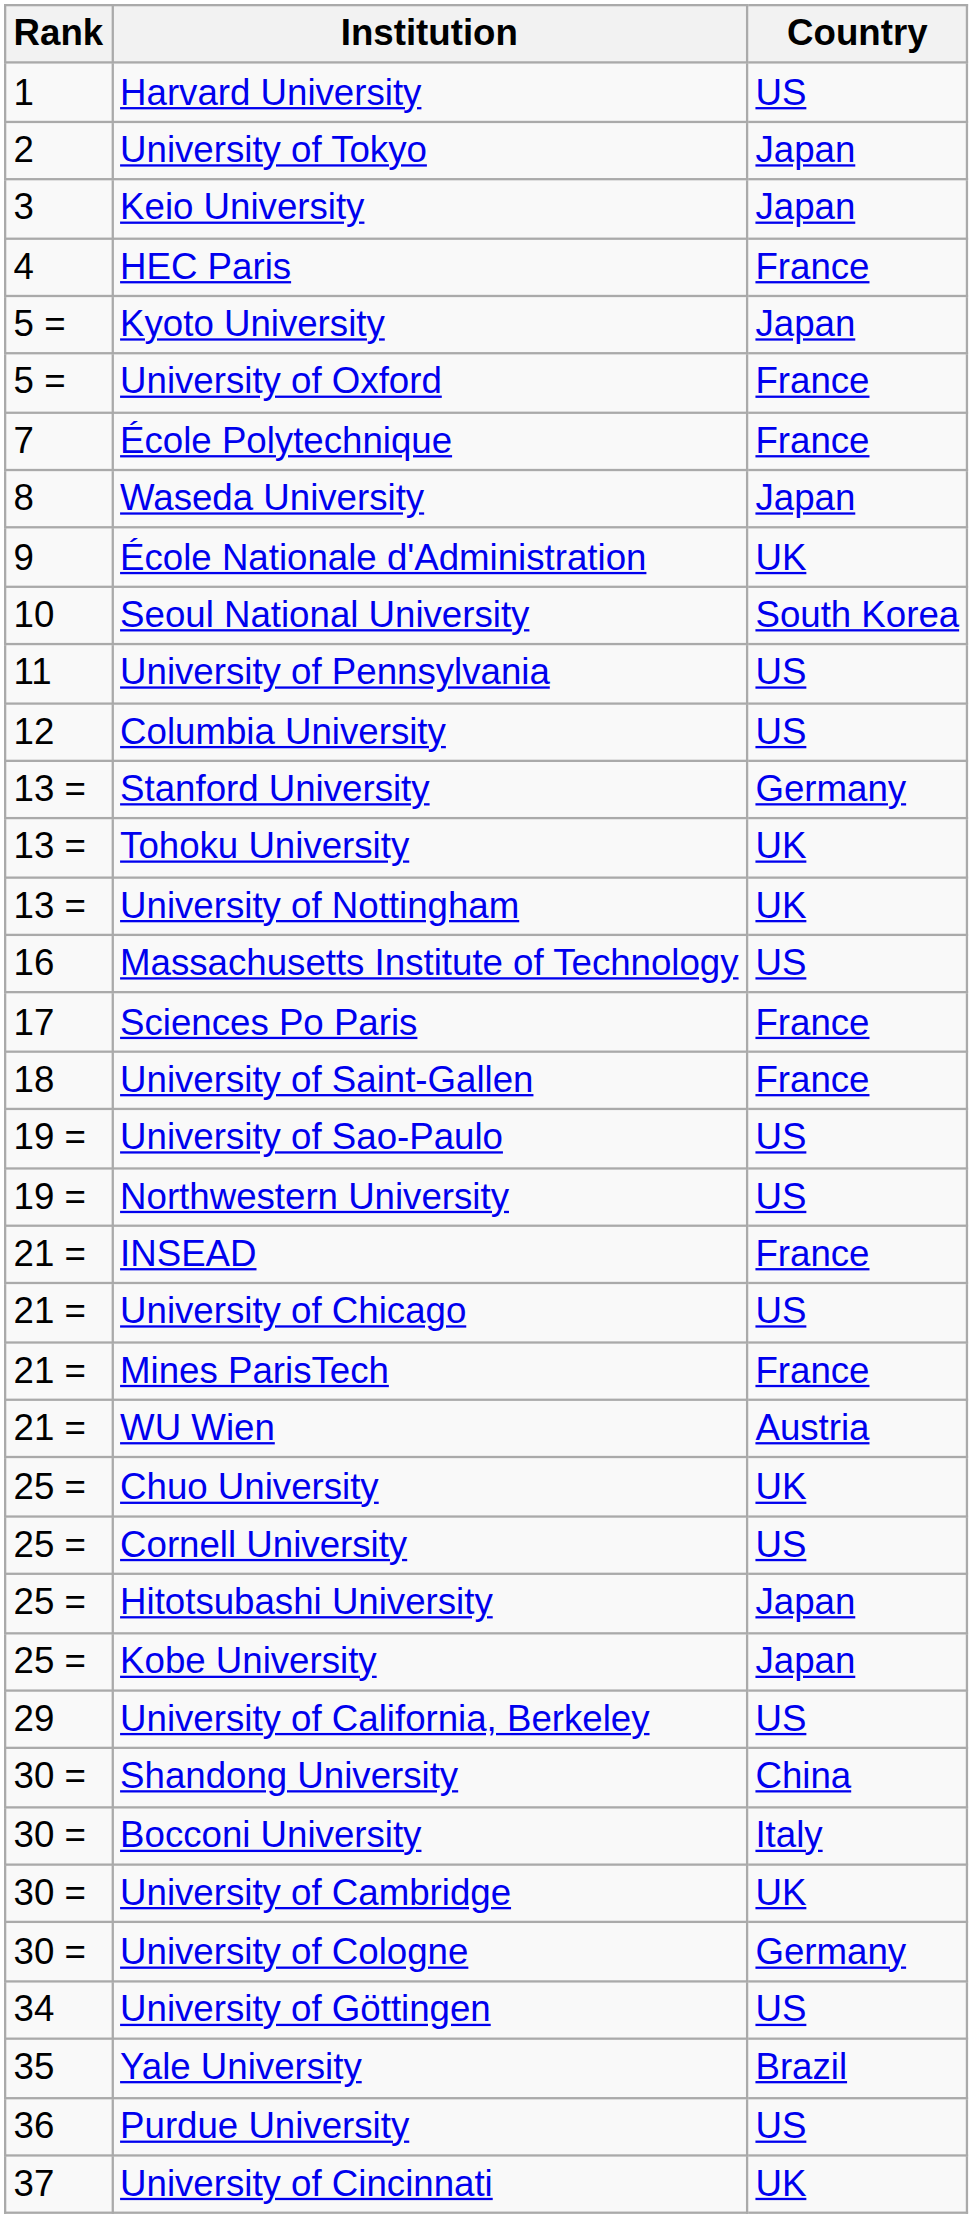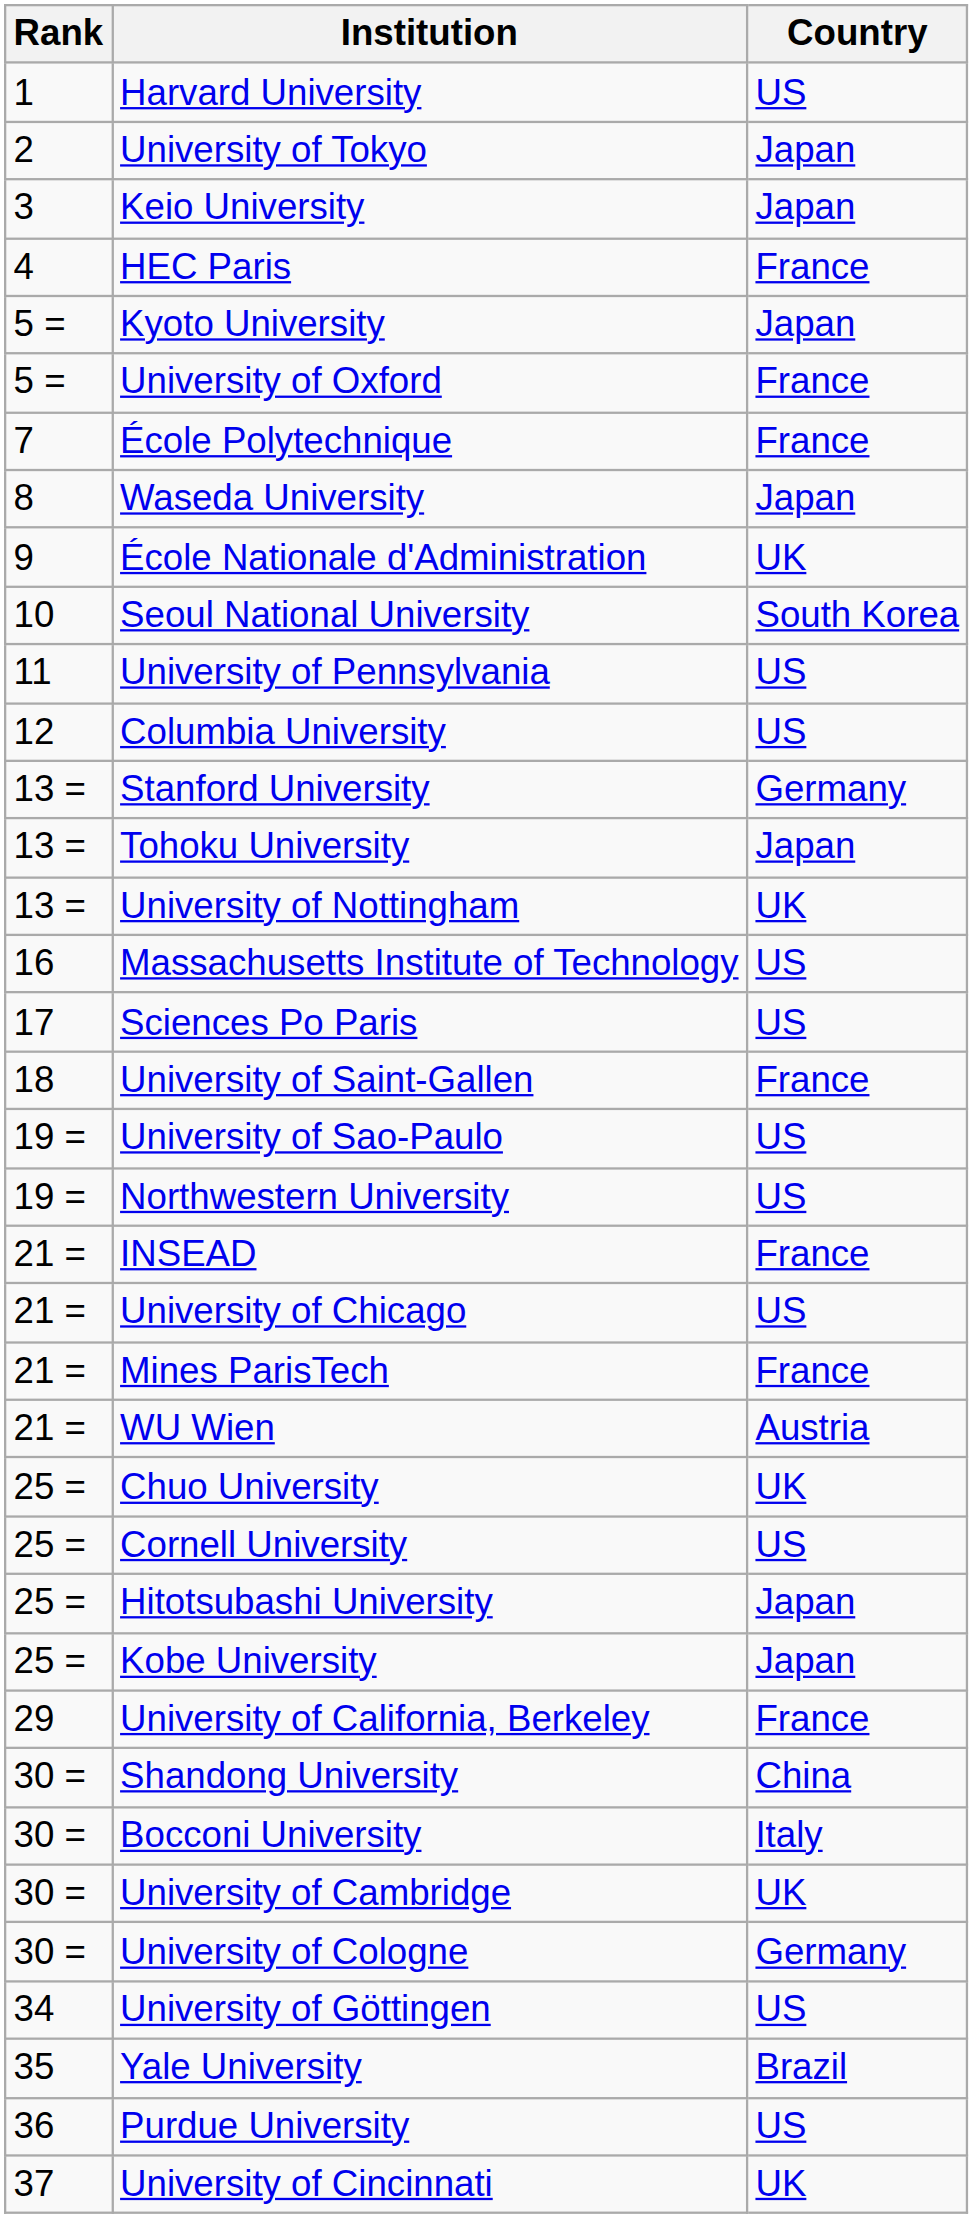(781, 847) UK -> (805, 847) Japan
(812, 1021) France -> (781, 1021) US
(781, 1718) US -> (812, 1718) France
